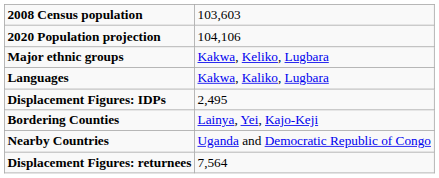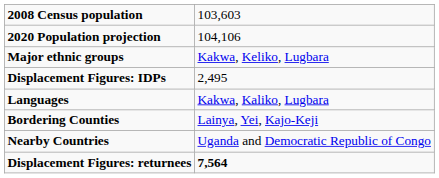rows swapped: (38, 78) <-> (87, 99)
(212, 162) normal -> (212, 162) bold
